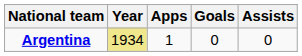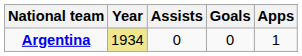columns swapped: (169, 17) <-> (268, 17)
